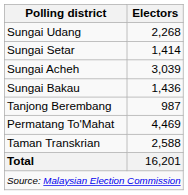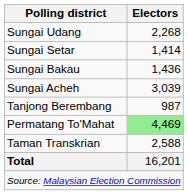rows swapped: (43, 69) <-> (43, 87)
(166, 124) no background -> (166, 124) lightgreen background
